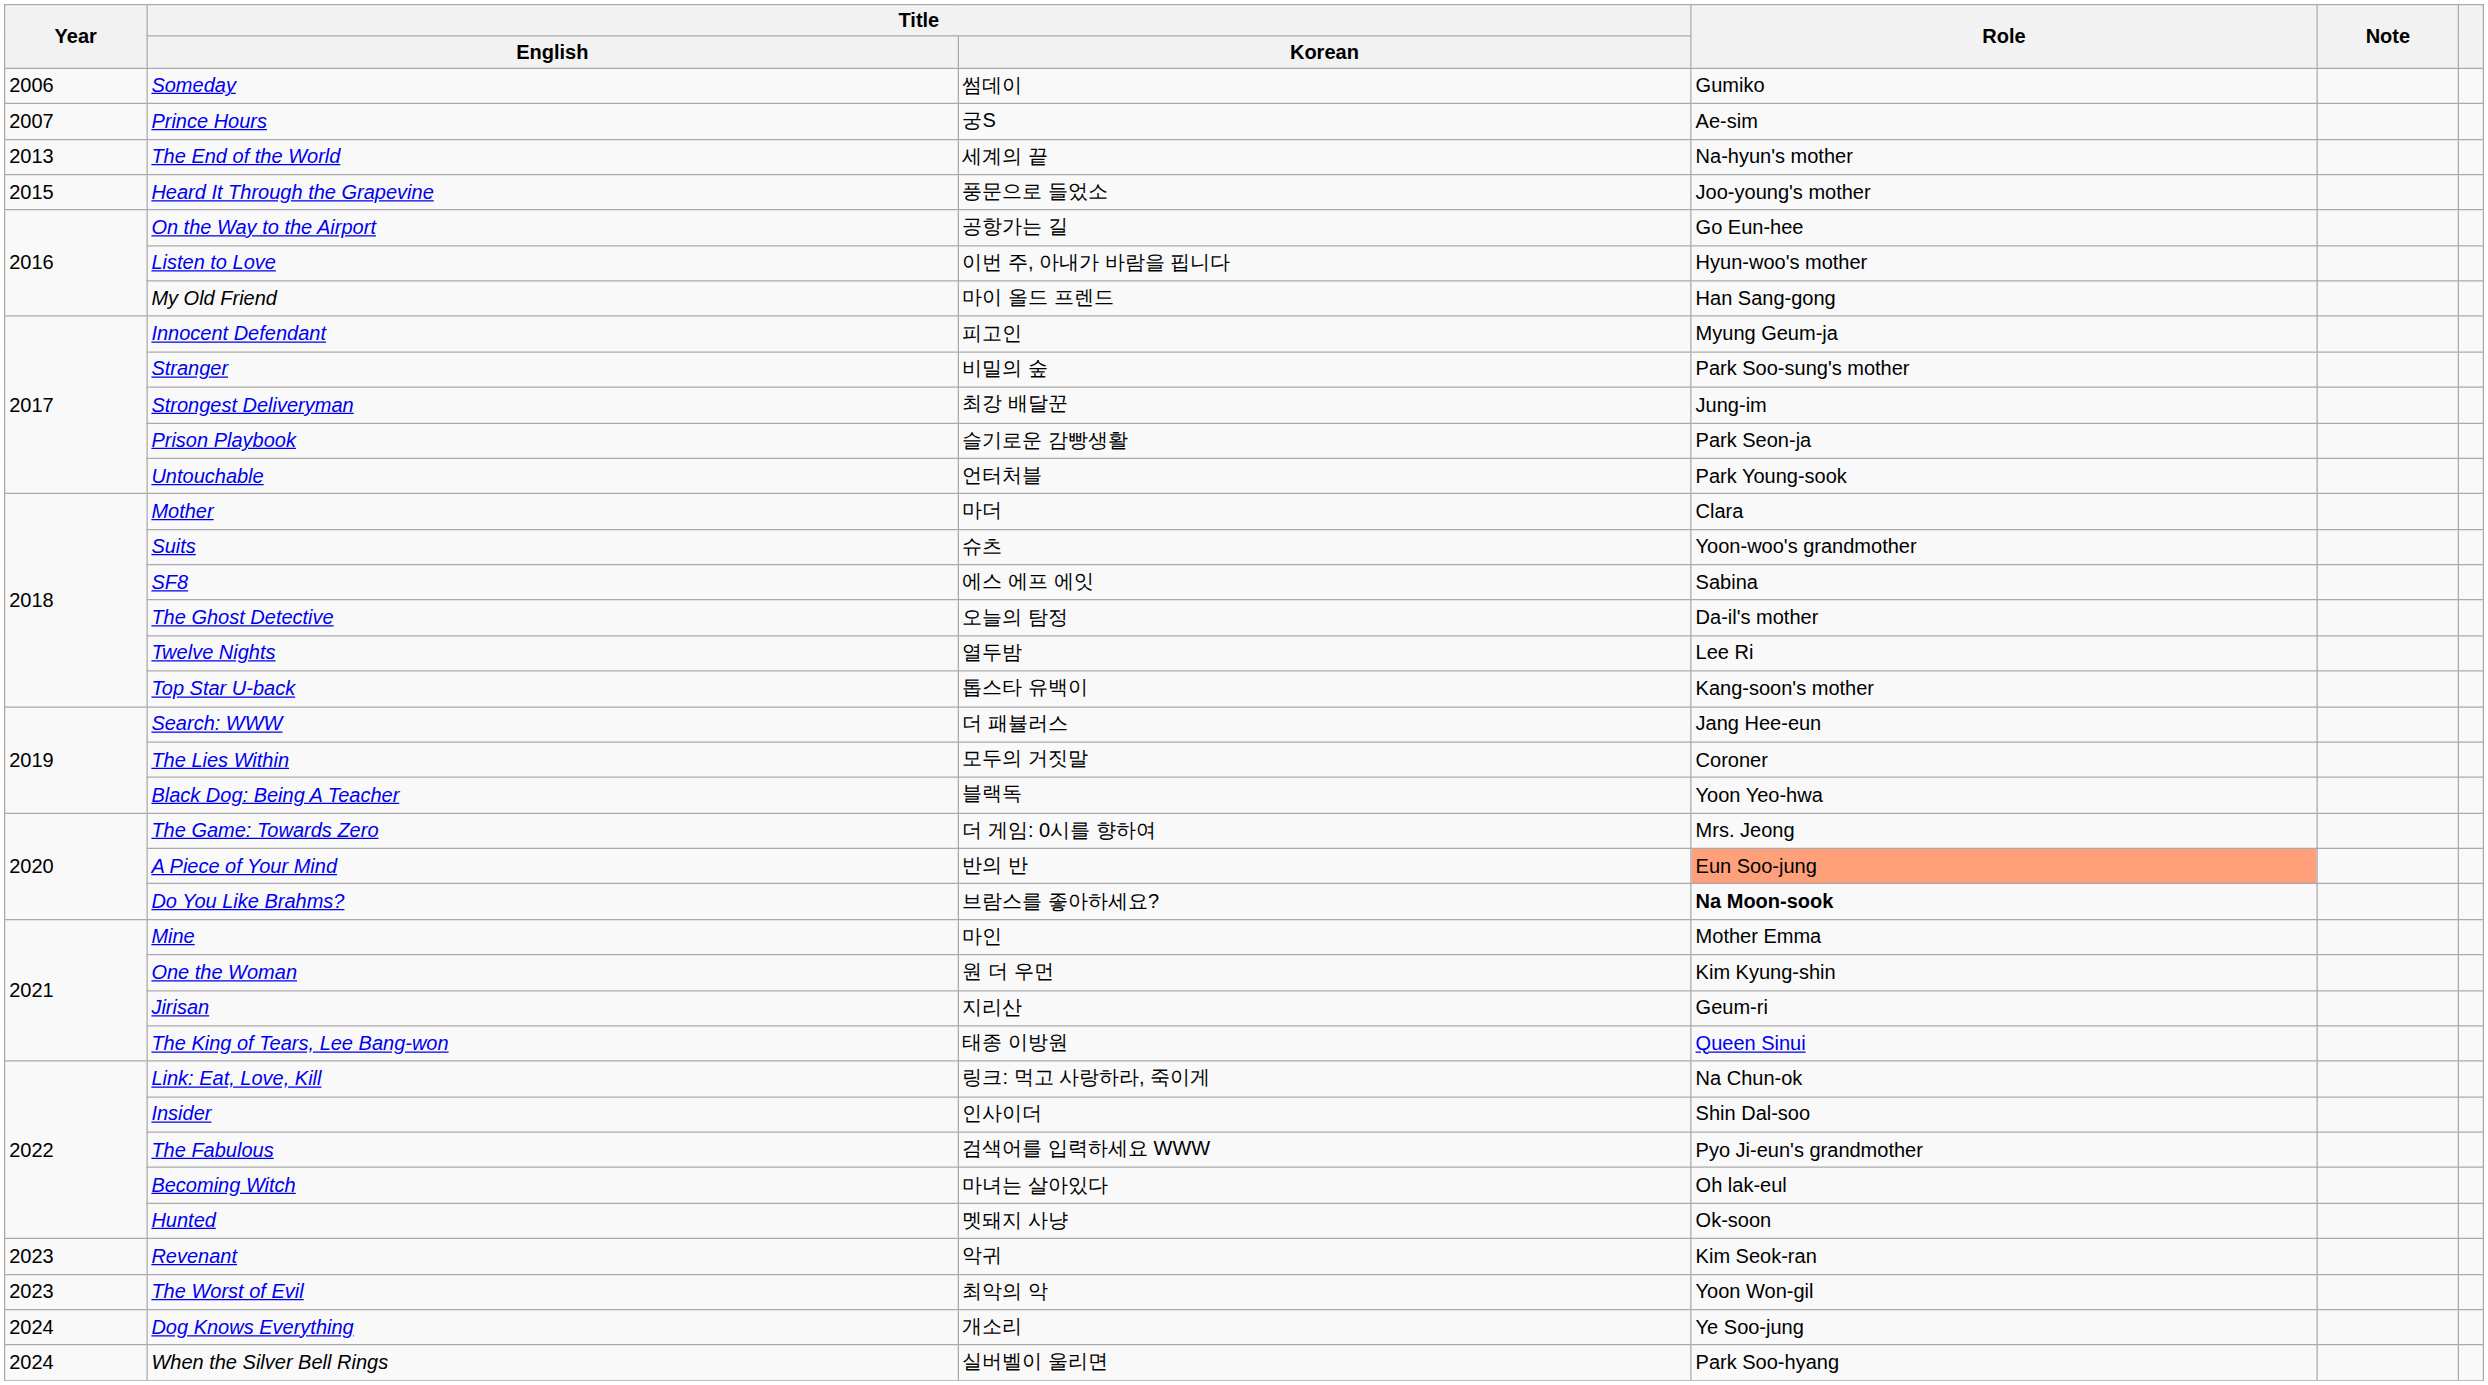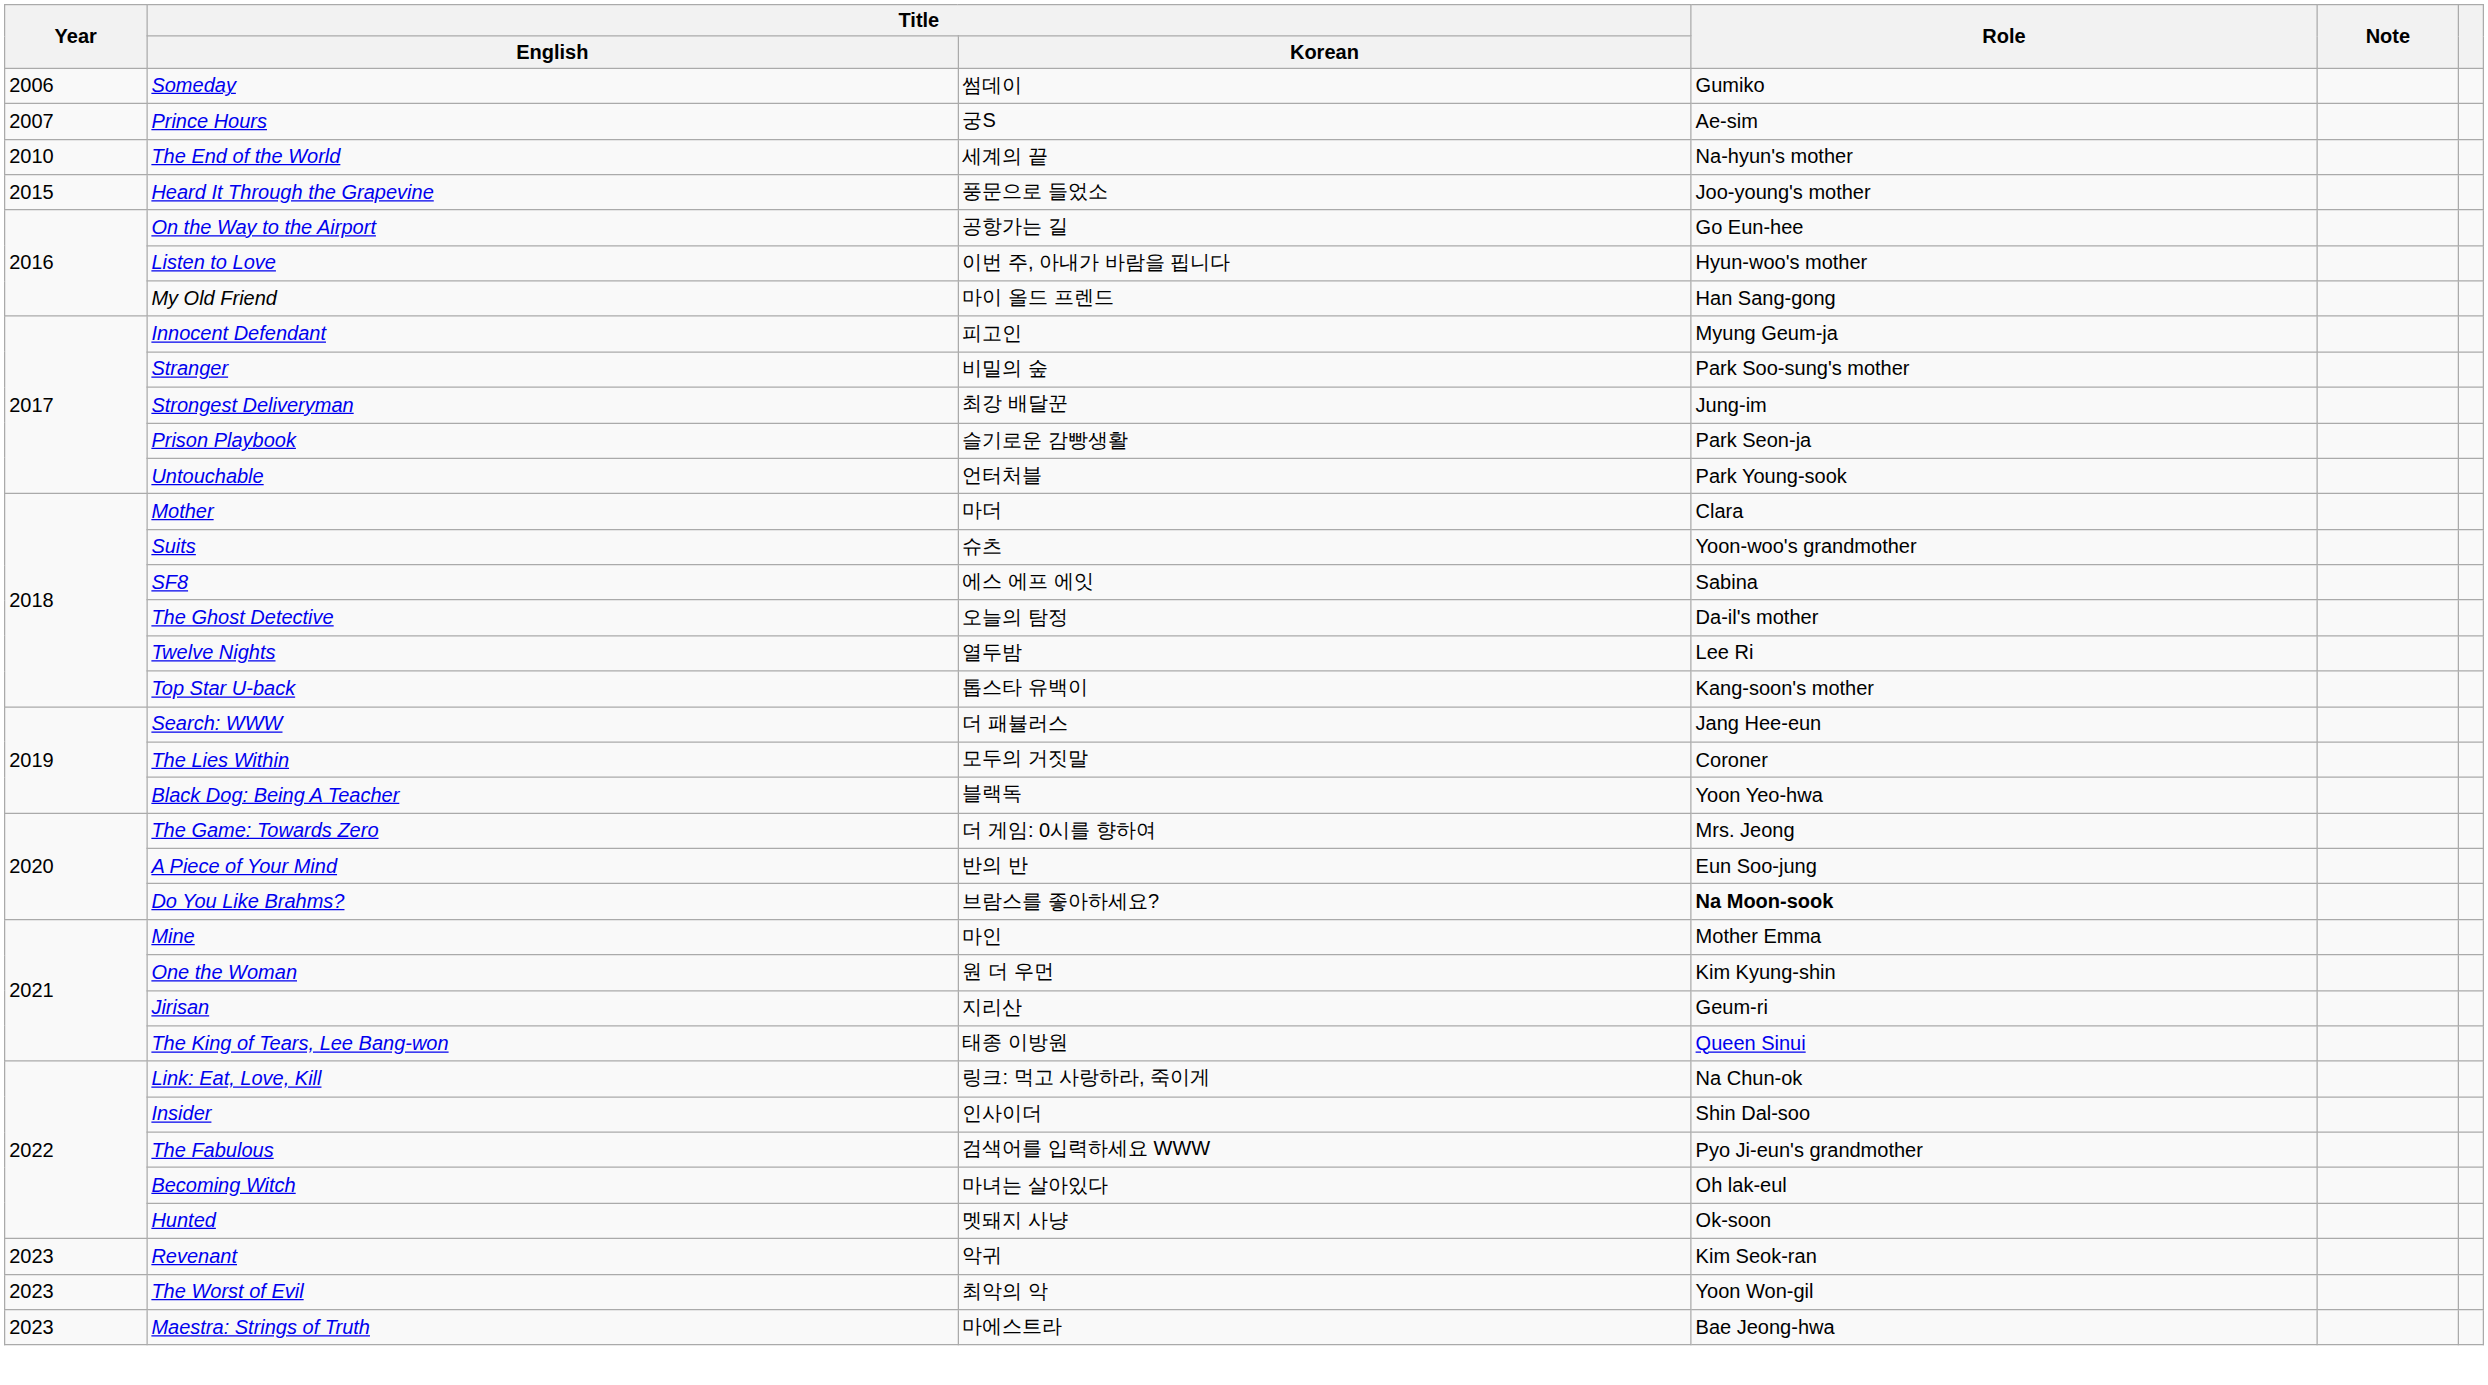(31, 156) 2013 -> (31, 156) 2010
(1756, 865) lightsalmon background -> (1756, 865) no background
+ row: (261, 1327)
- row: (253, 1327)
- row: (270, 1362)
